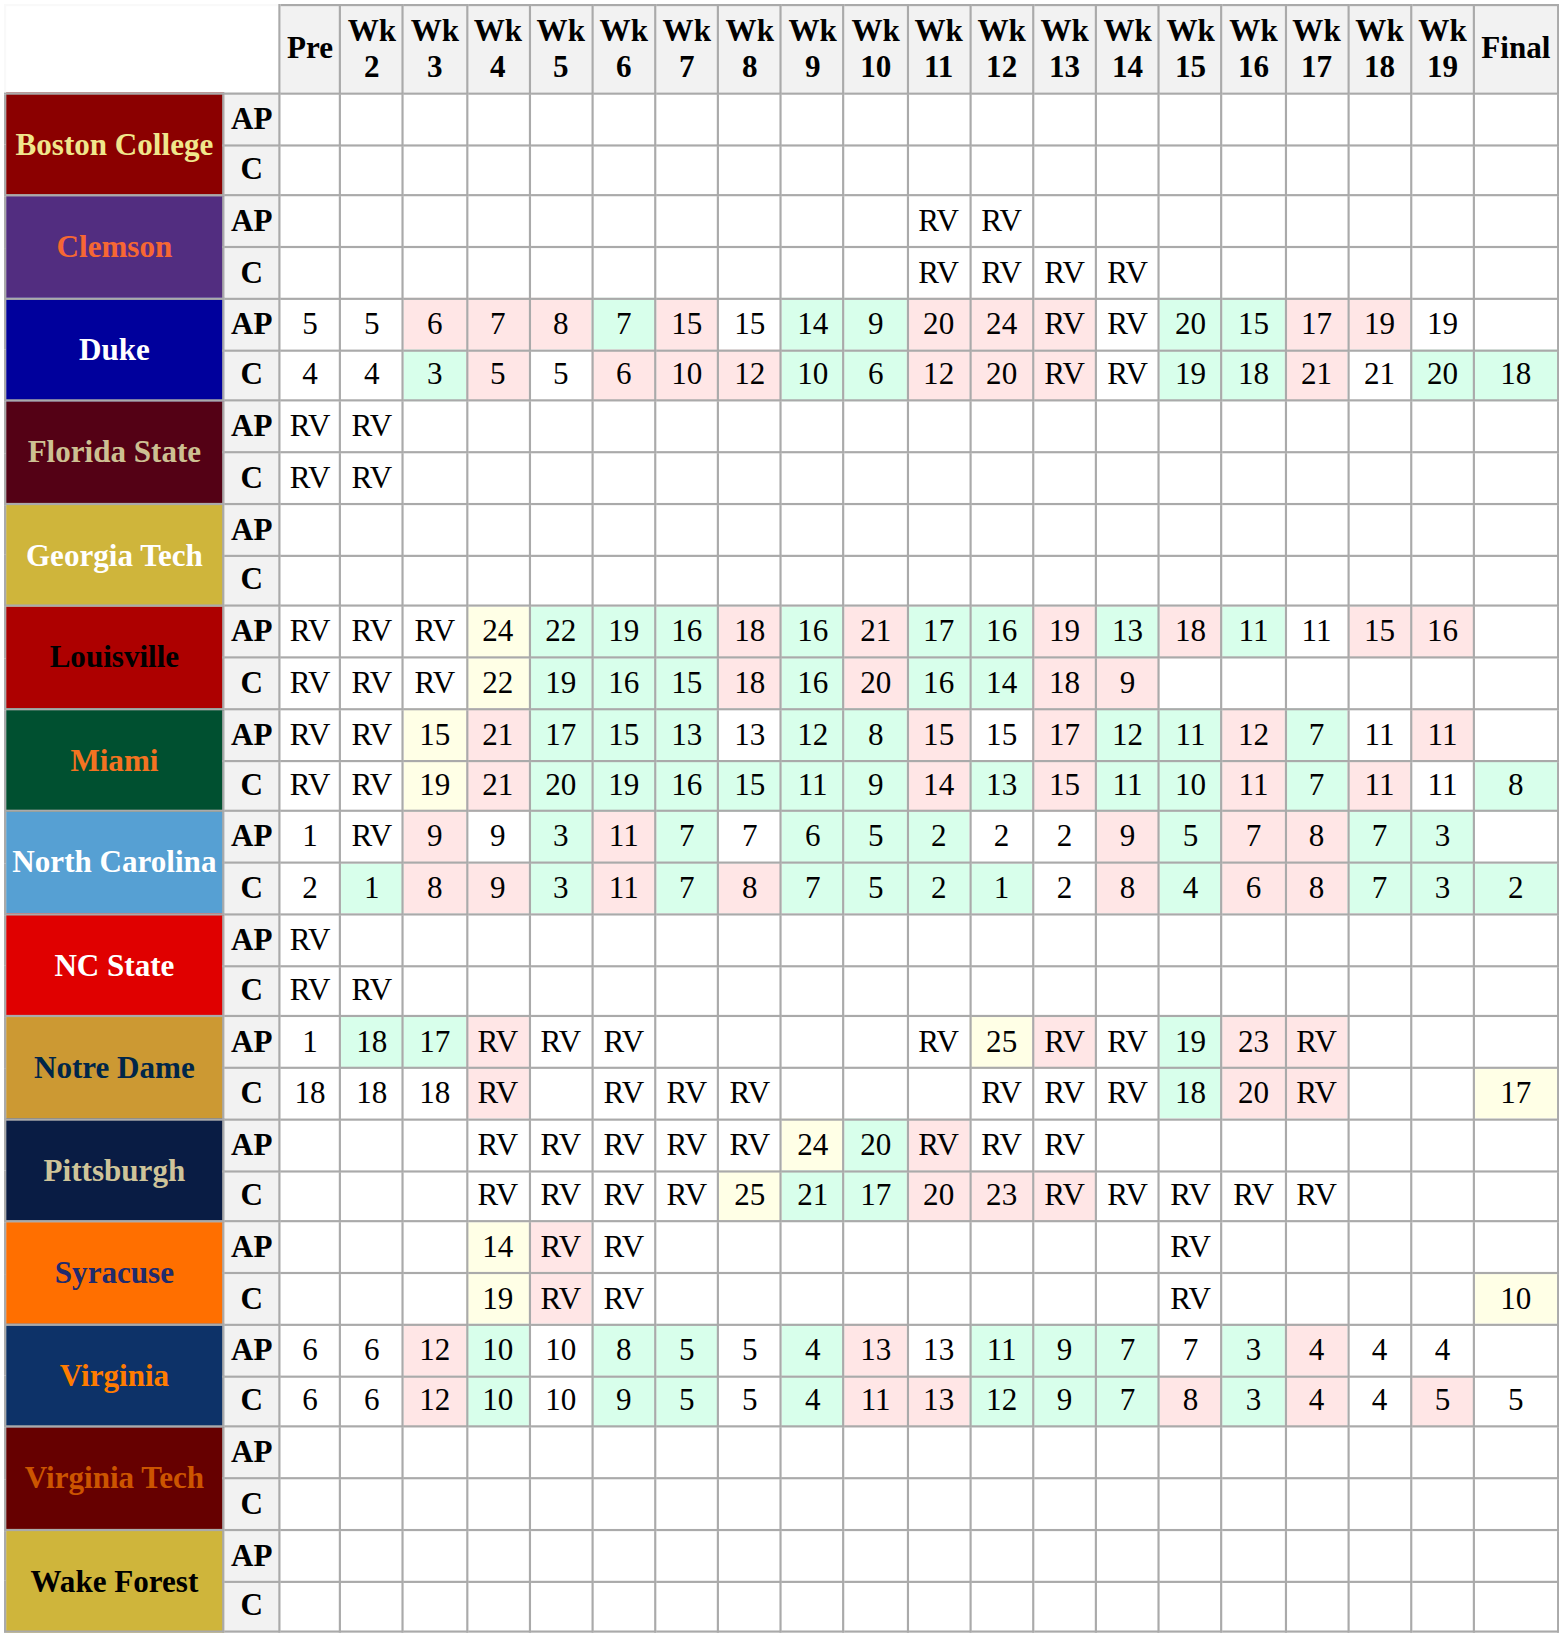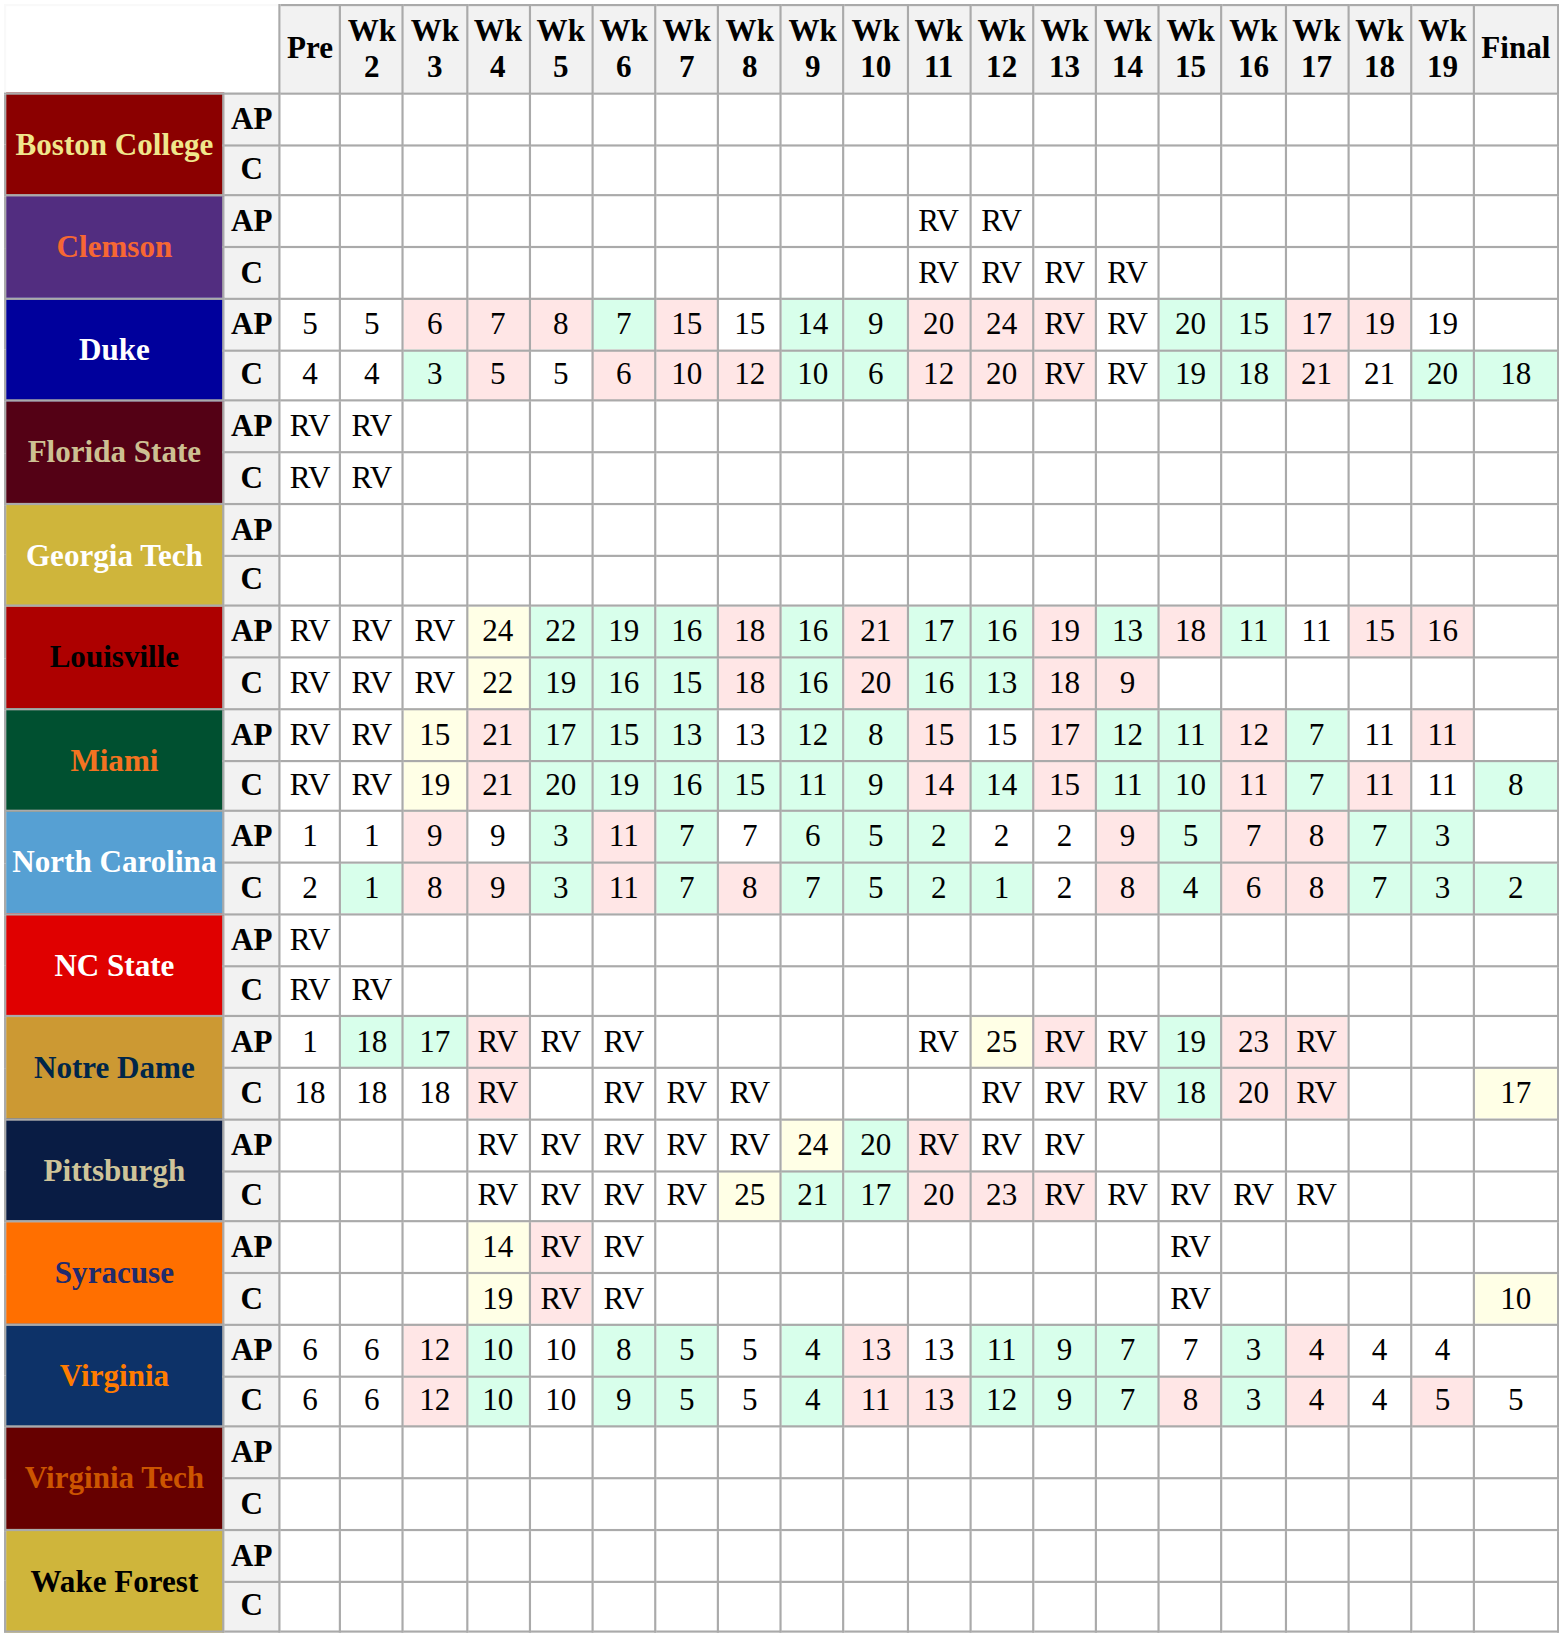(1002, 682) 14 -> (1002, 682) 13
(1002, 785) 13 -> (1002, 785) 14
(372, 836) RV -> (372, 836) 1
